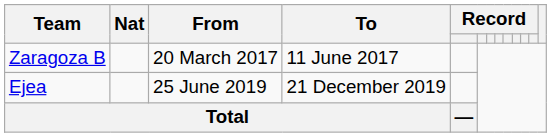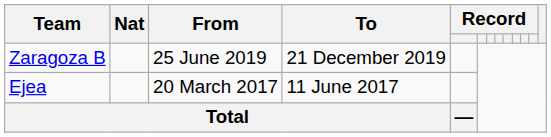(216, 57) 20 March 2017 -> (210, 57) 25 June 2019
(343, 57) 11 June 2017 -> (366, 57) 21 December 2019
(210, 87) 25 June 2019 -> (216, 87) 20 March 2017
(366, 87) 21 December 2019 -> (343, 87) 11 June 2017
